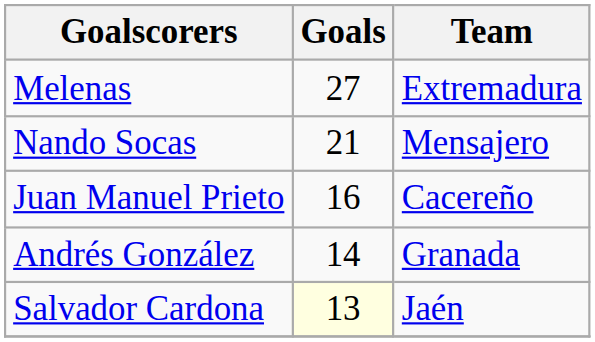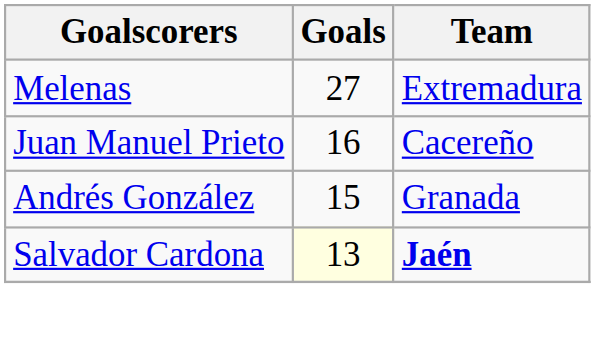- row: (105, 142)
(343, 253) 14 -> (343, 198) 15
(433, 308) normal -> (437, 253) bold
